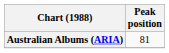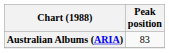(145, 39) 81 -> (145, 39) 83
